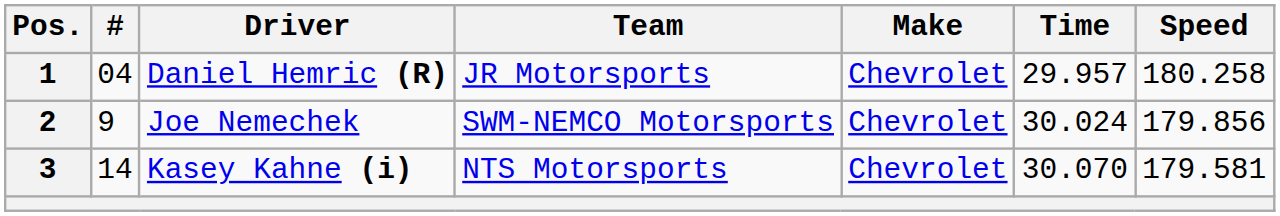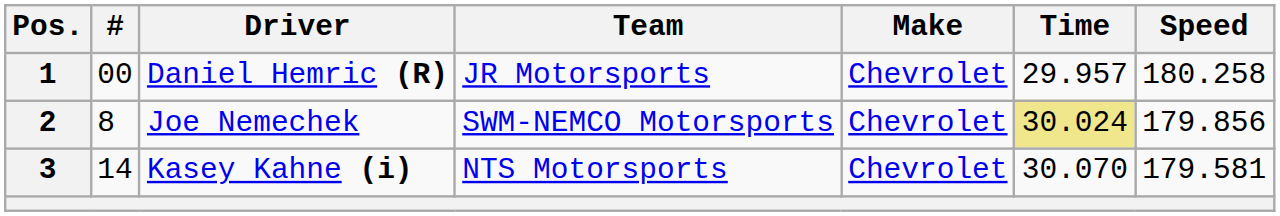(115, 77) 04 -> (115, 77) 00
(106, 125) 9 -> (106, 125) 8
(1075, 125) no background -> (1075, 125) khaki background
